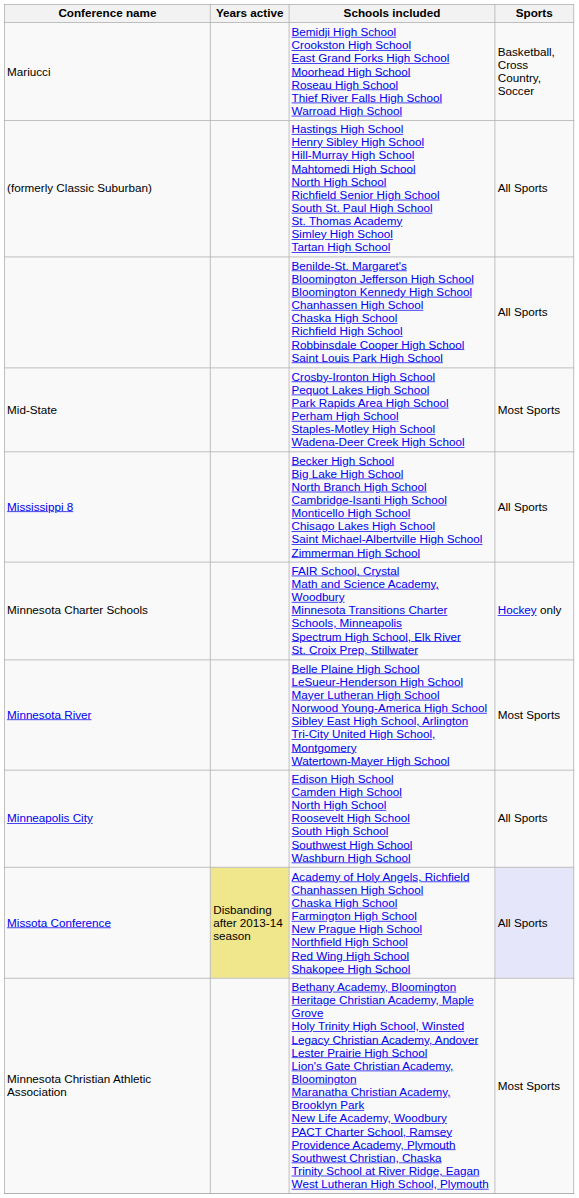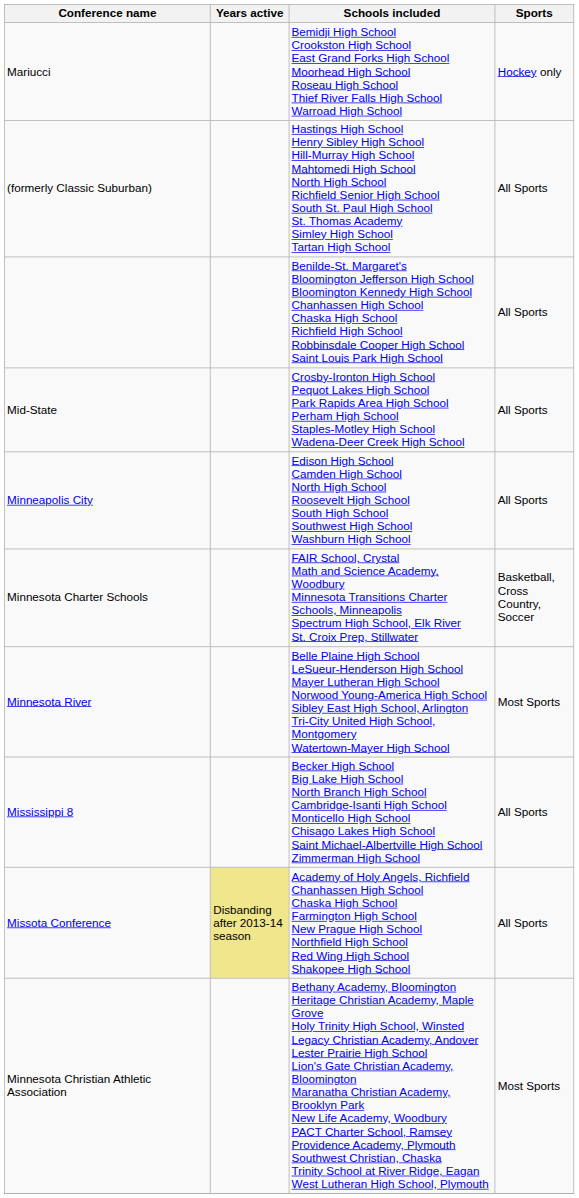(526, 71) Basketball, Cross Country, Soccer -> (530, 71) Hockey only
(529, 409) Most Sports -> (523, 409) All Sports
rows swapped: (50, 818) <-> (40, 507)
(530, 611) Hockey only -> (526, 597) Basketball, Cross Country, Soccer
(523, 922) lavender background -> (523, 922) no background
